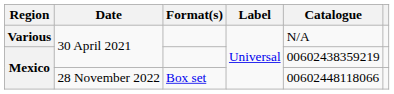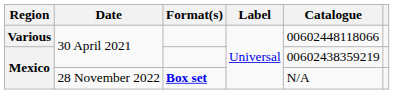(298, 36) N/A -> (333, 36) 00602448118066
(186, 78) normal -> (187, 78) bold
(333, 78) 00602448118066 -> (298, 78) N/A
